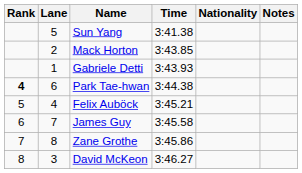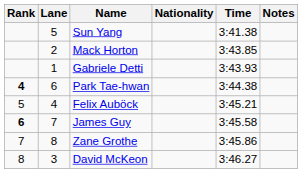columns swapped: (228, 13) <-> (174, 13)
(21, 123) normal -> (21, 123) bold
